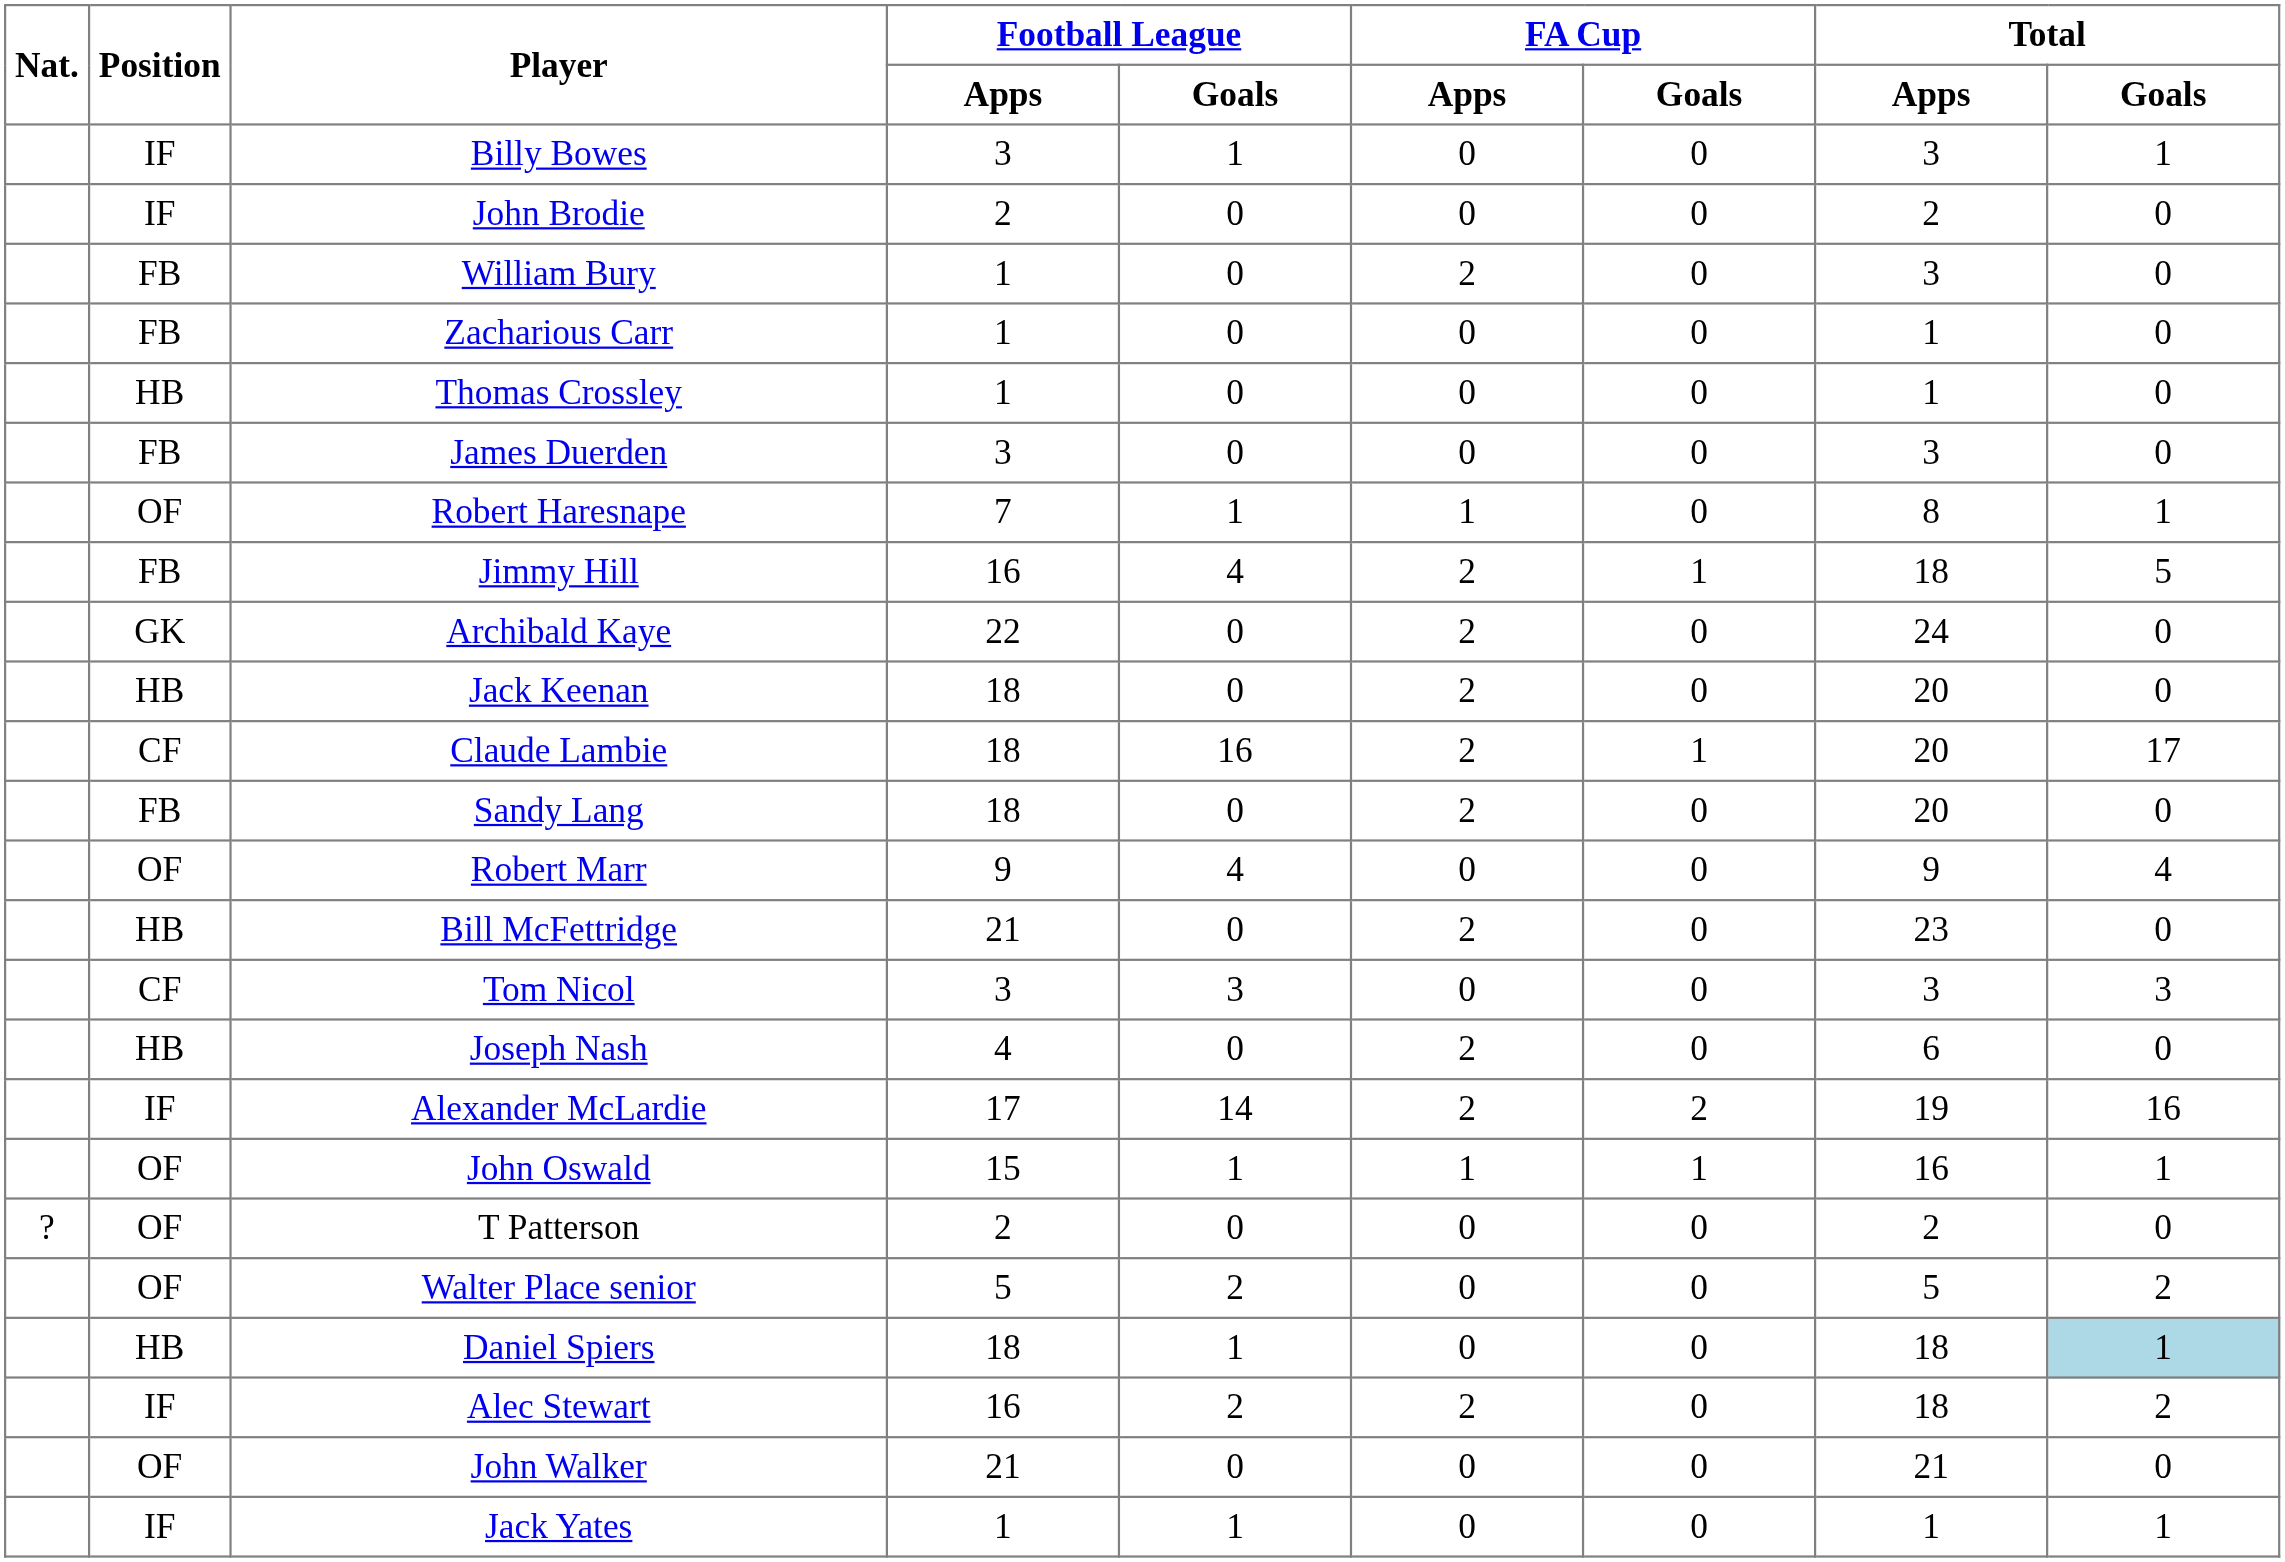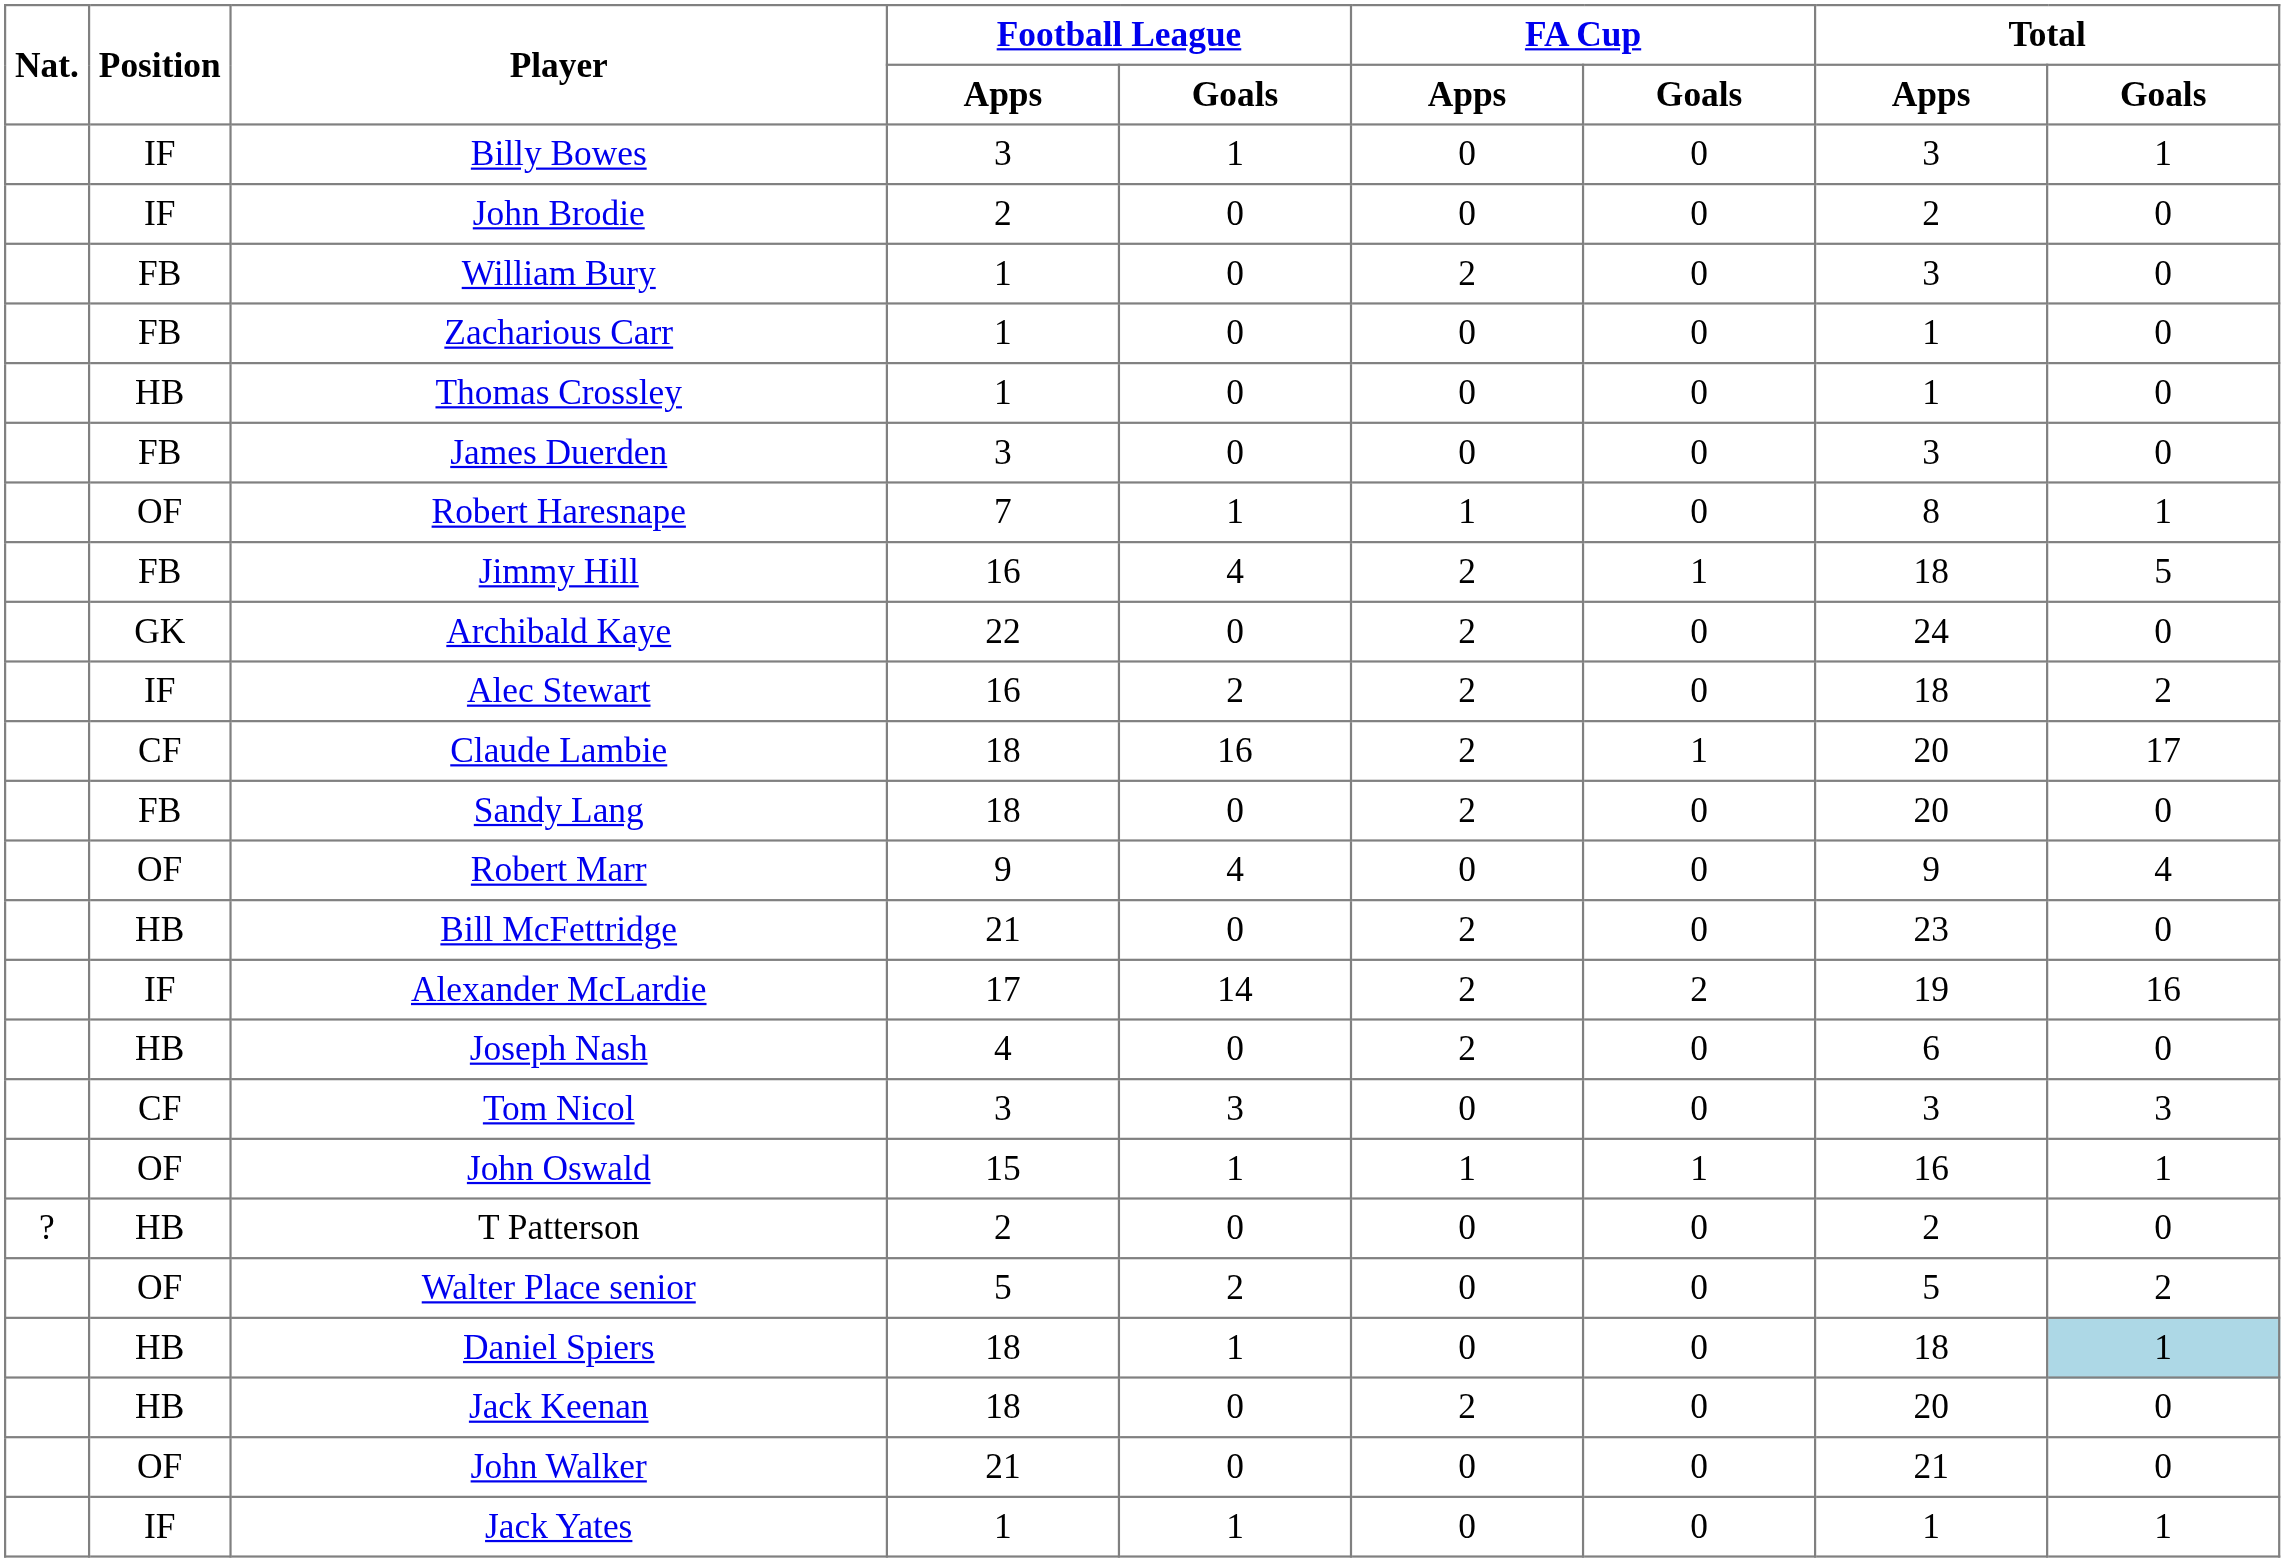rows swapped: (559, 690) <-> (559, 1406)
rows swapped: (559, 1108) <-> (559, 989)
(160, 1227) OF -> (160, 1227) HB
